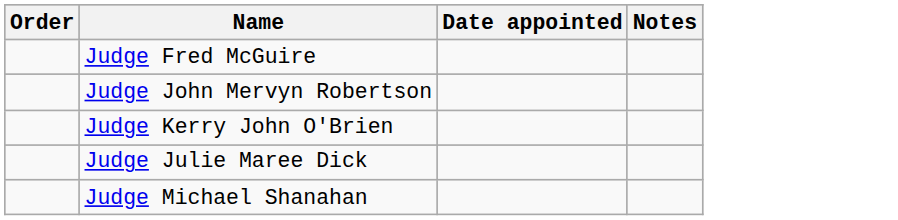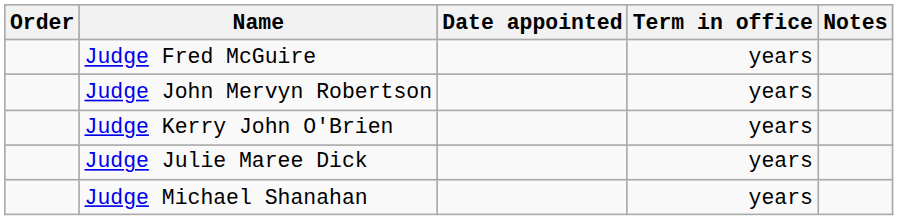+ column: (723, 22)
